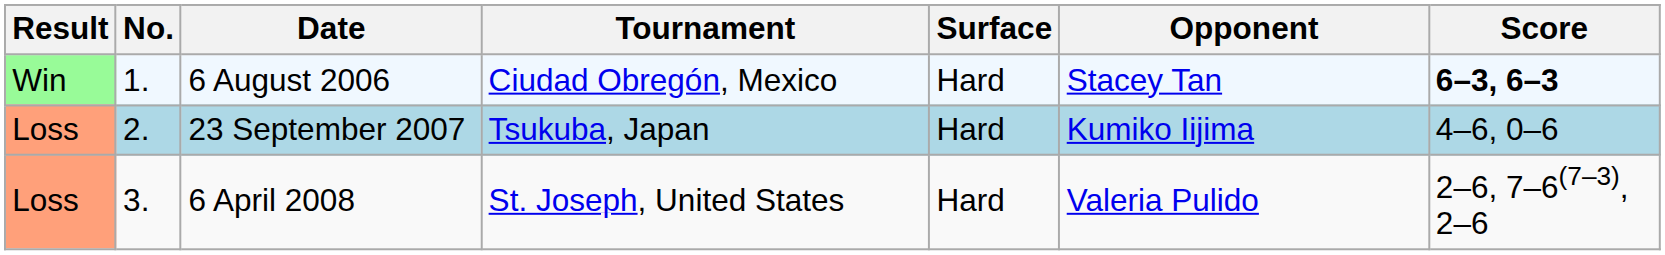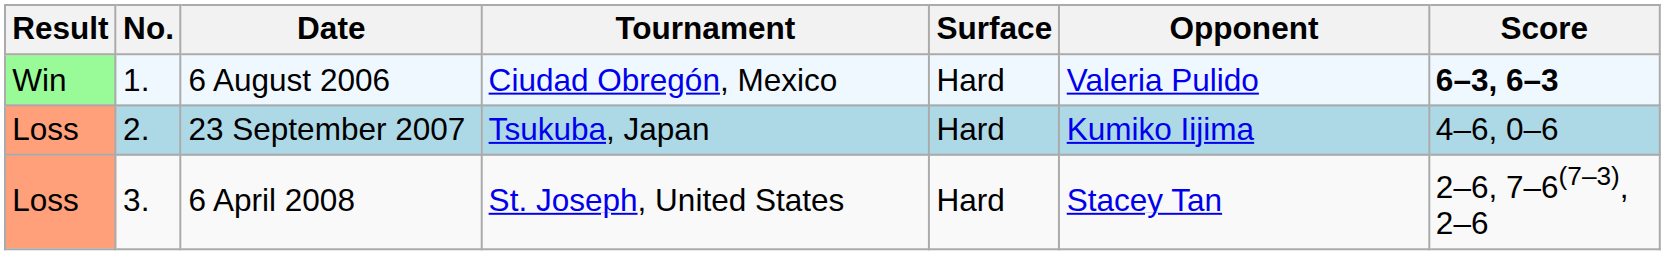(1144, 79) Stacey Tan -> (1163, 79) Valeria Pulido
(1163, 201) Valeria Pulido -> (1144, 201) Stacey Tan
